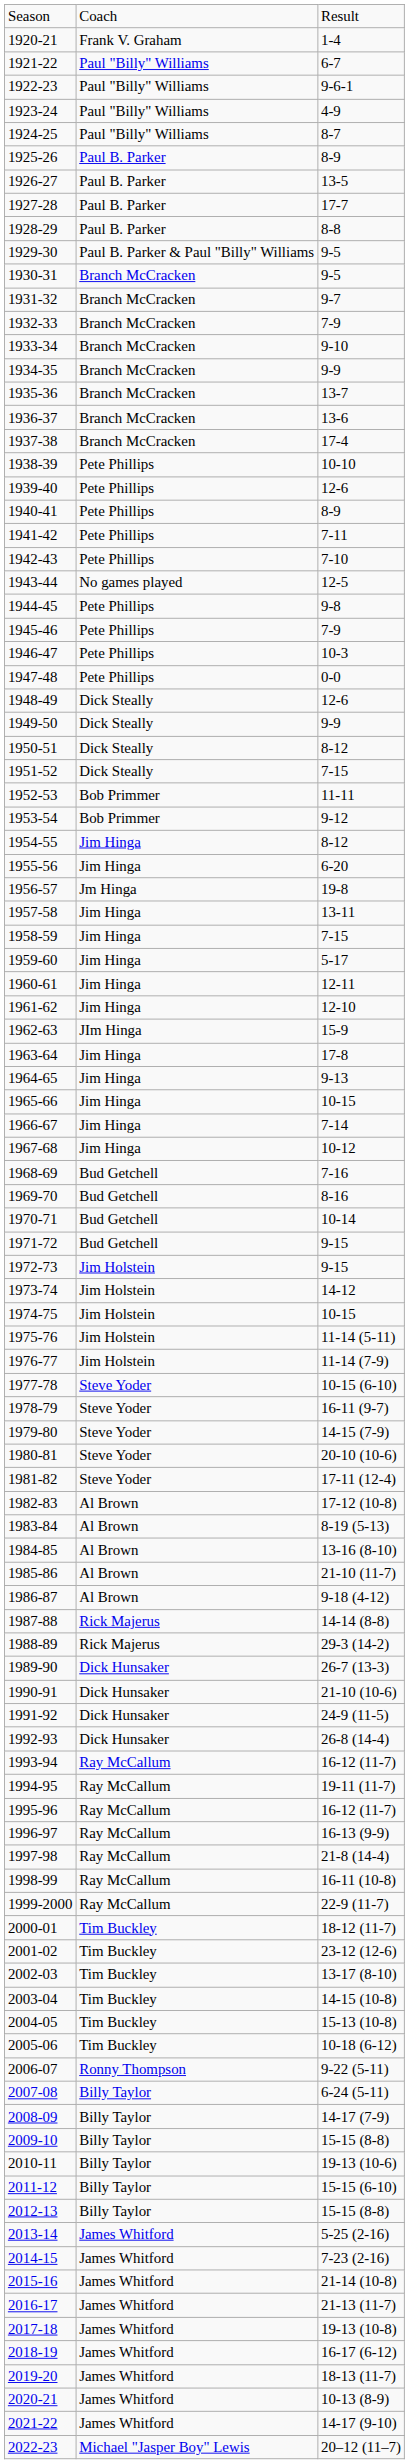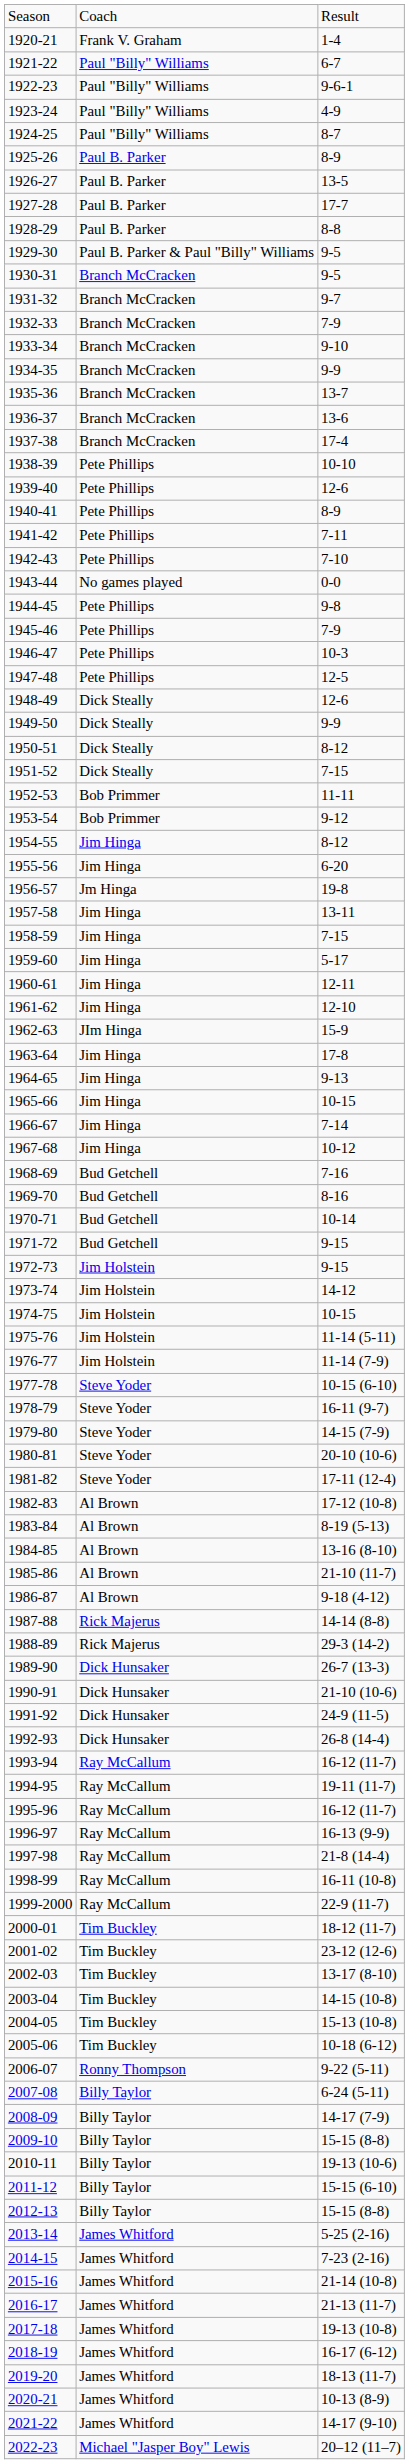(335, 582) 12-5 -> (331, 582) 0-0
(331, 677) 0-0 -> (335, 677) 12-5
